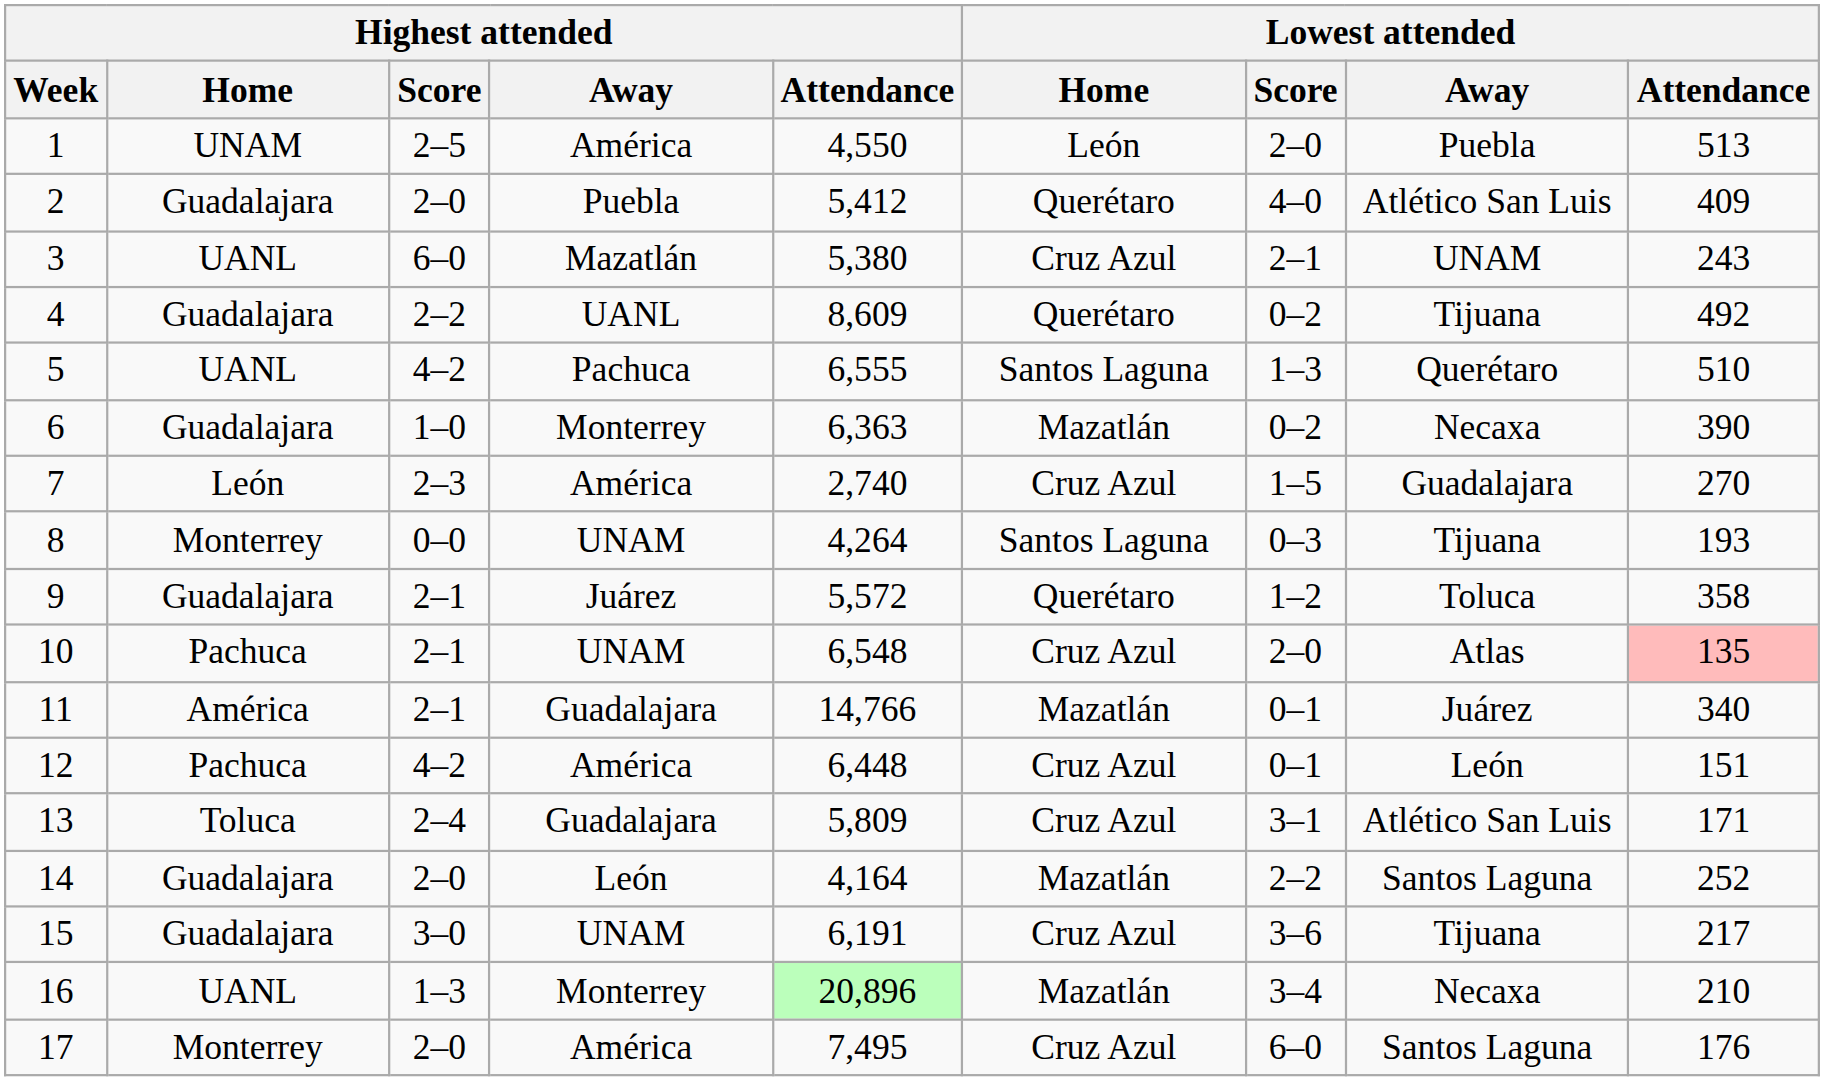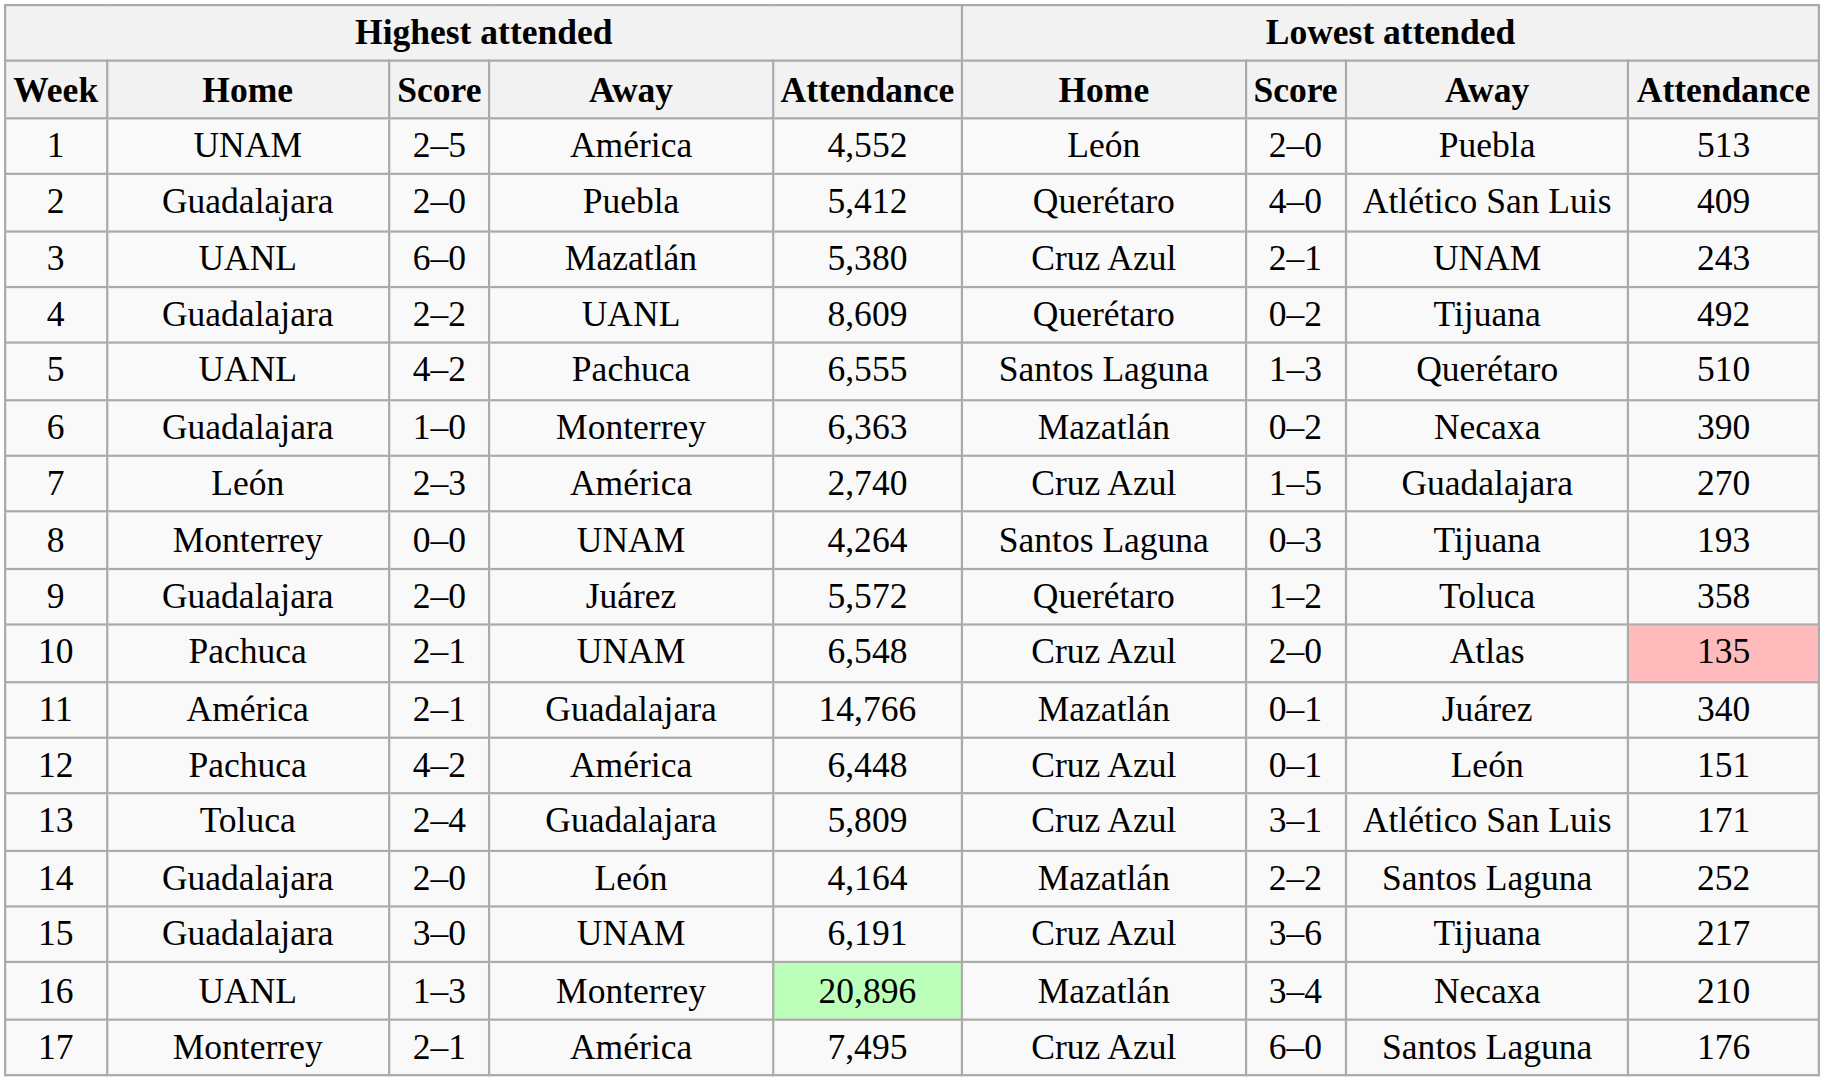(867, 145) 4,550 -> (867, 145) 4,552
(439, 595) 2–1 -> (439, 595) 2–0
(439, 1046) 2–0 -> (439, 1046) 2–1
